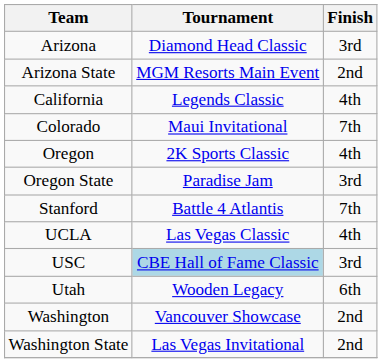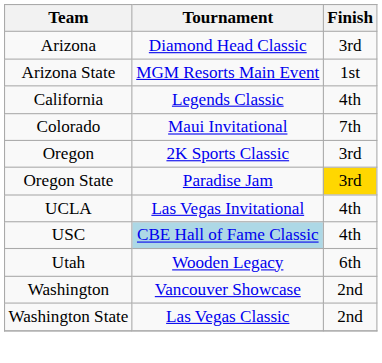(350, 72) 2nd -> (350, 72) 1st
(350, 153) 4th -> (350, 153) 3rd
(350, 180) no background -> (350, 180) gold background
- row: (68, 208)
(228, 235) Las Vegas Classic -> (228, 208) Las Vegas Invitational
(350, 262) 3rd -> (350, 235) 4th
(228, 343) Las Vegas Invitational -> (228, 316) Las Vegas Classic
